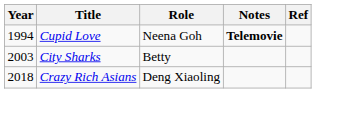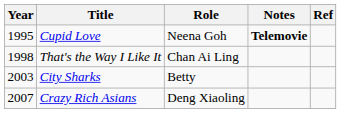(21, 35) 1994 -> (21, 35) 1995
+ row: (100, 56)
(21, 77) 2018 -> (21, 98) 2007
